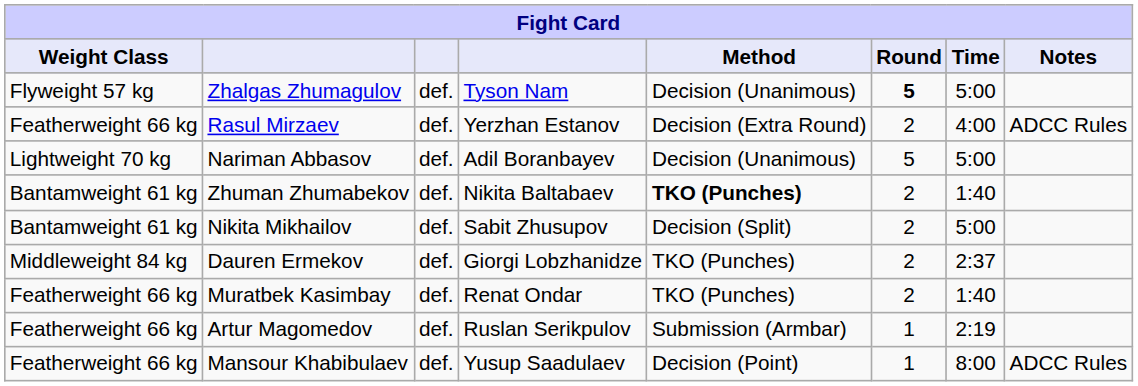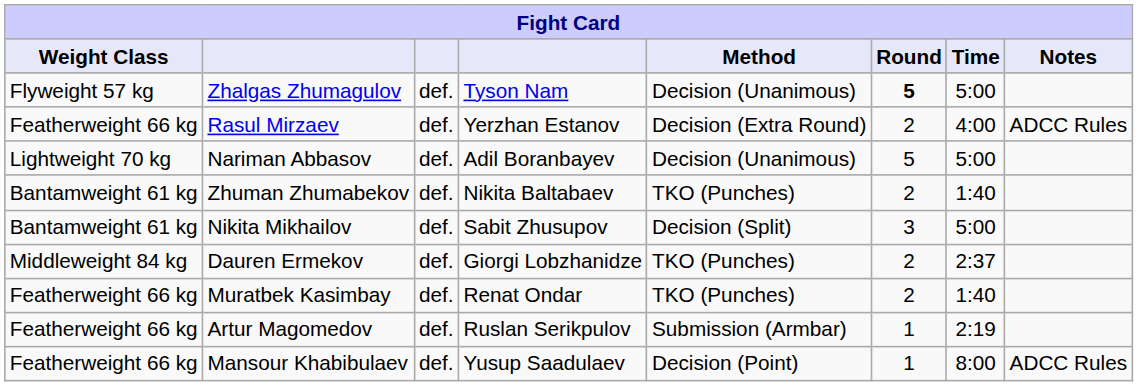(727, 193) bold -> (723, 193) normal
(909, 227) 2 -> (909, 227) 3
